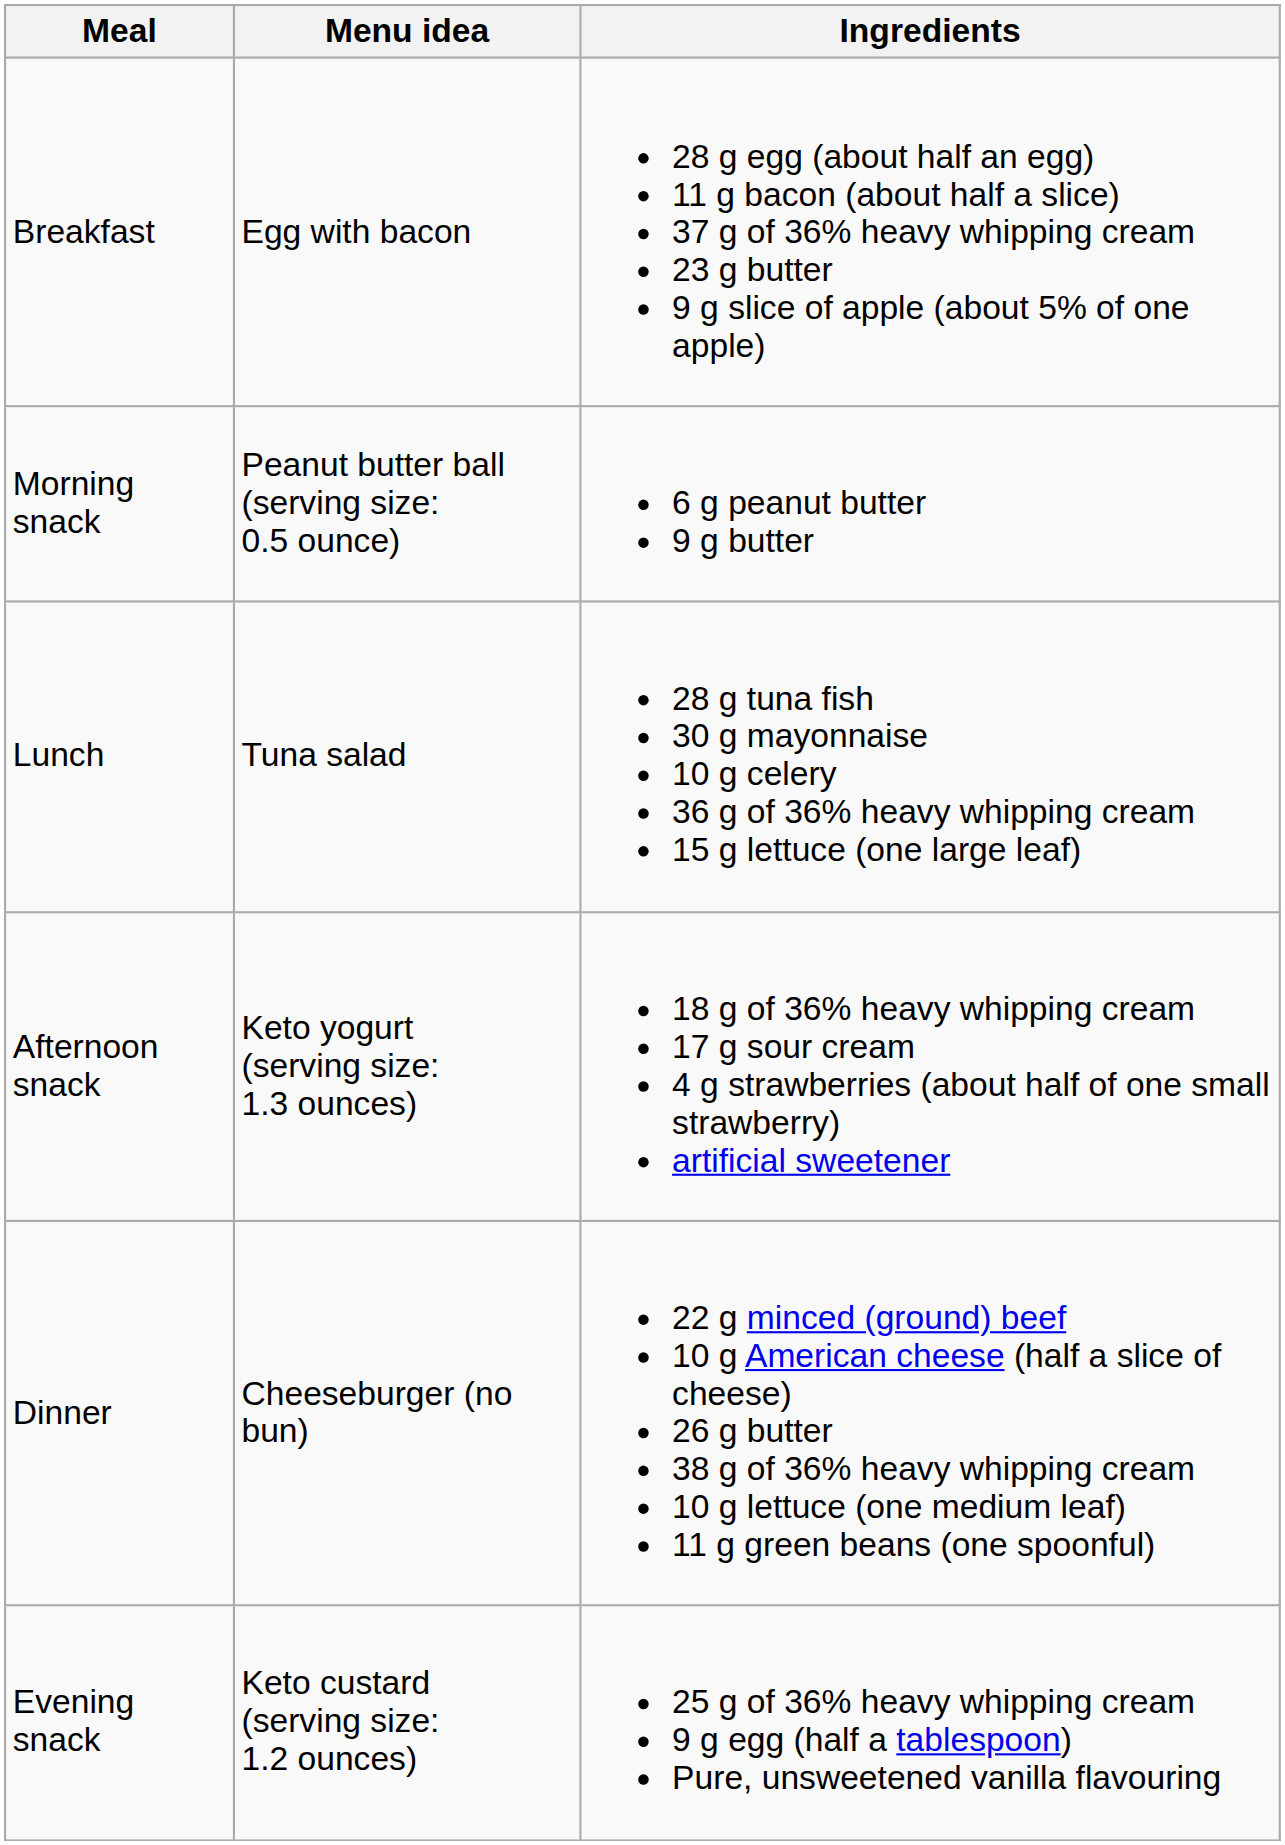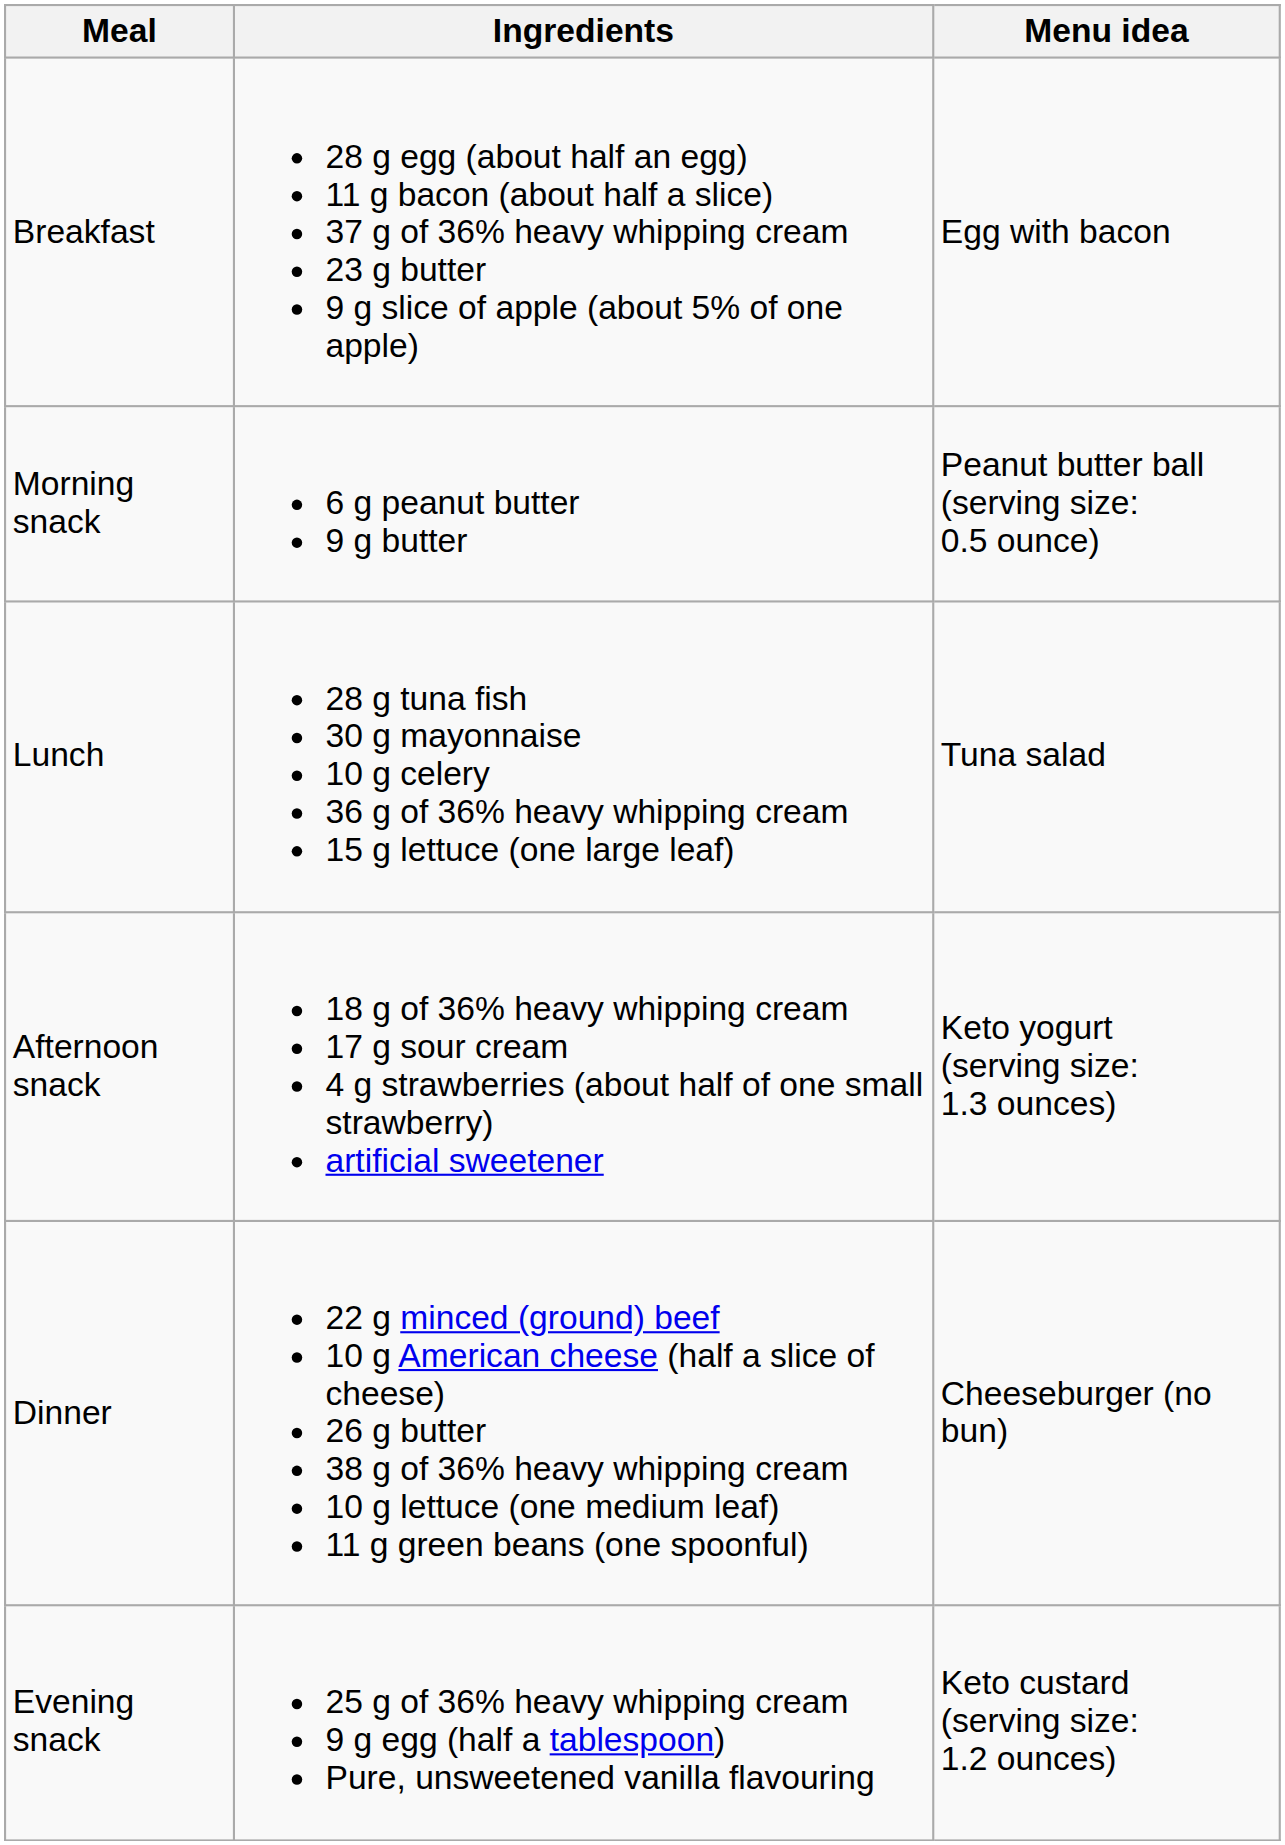columns swapped: (407, 31) <-> (930, 31)
